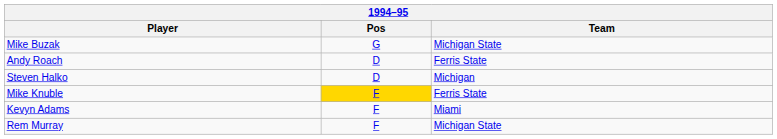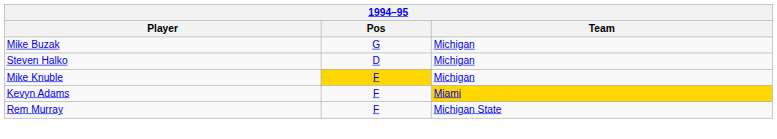(468, 45) Michigan State -> (454, 45) Michigan
- row: (35, 61)
(460, 93) Ferris State -> (454, 77) Michigan
(447, 110) no background -> (447, 93) gold background
